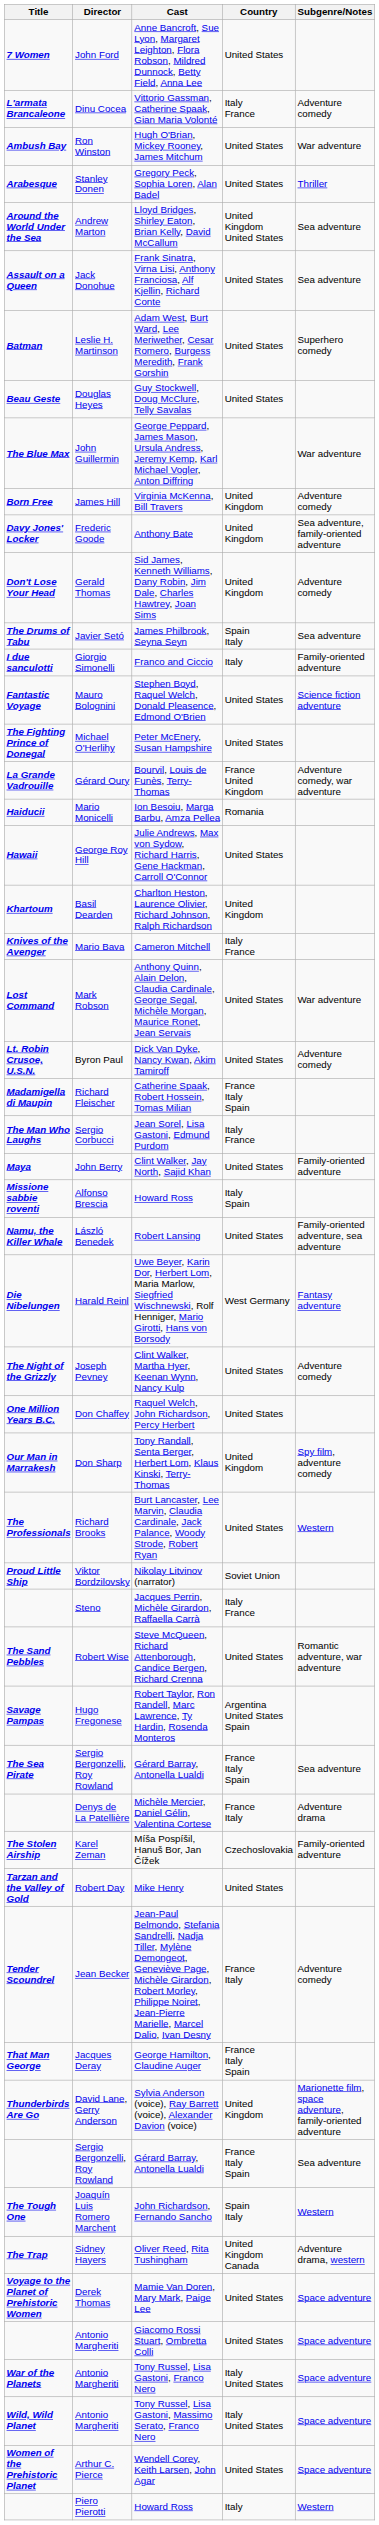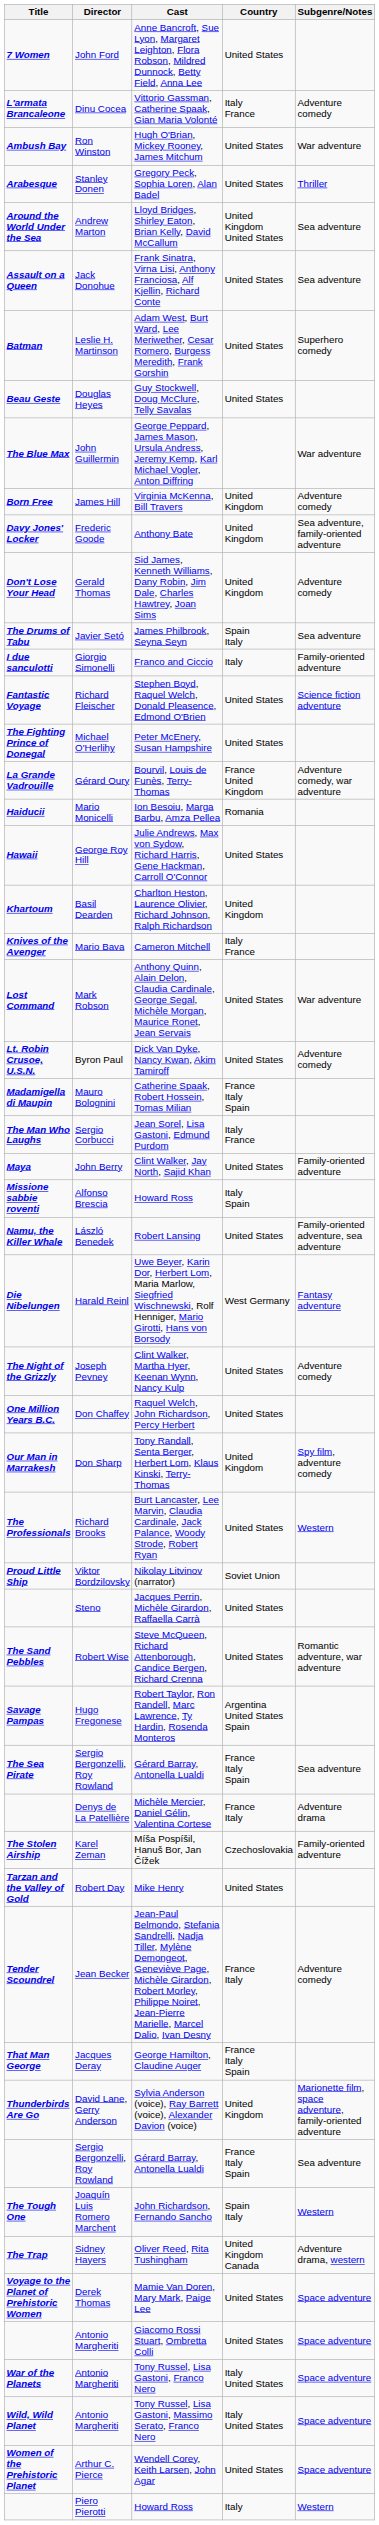(95, 700) Mauro Bolognini -> (95, 700) Richard Fleischer
(95, 1097) Richard Fleischer -> (95, 1097) Mauro Bolognini
(240, 1608) Italy France -> (254, 1608) United States
